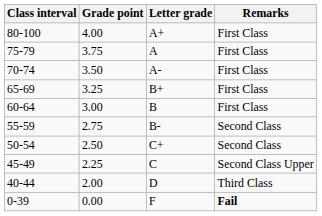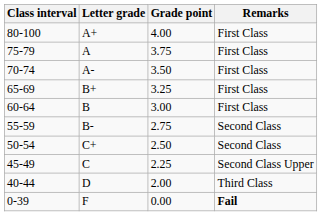columns swapped: (181, 13) <-> (113, 13)
